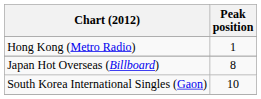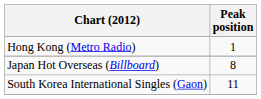(233, 84) 10 -> (233, 84) 11
